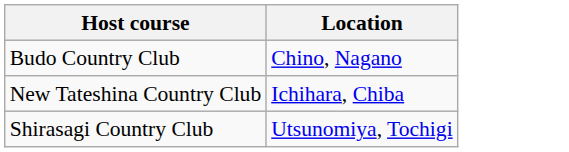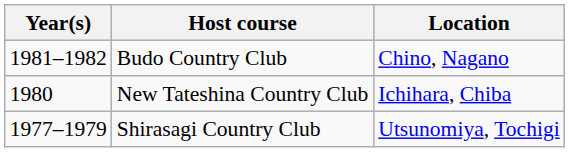+ column: (58, 22)
